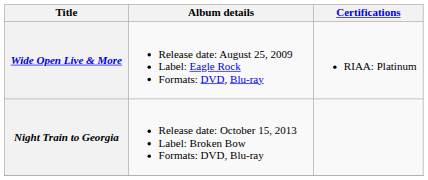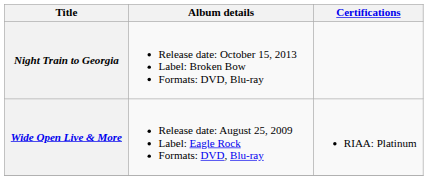rows swapped: (66, 60) <-> (66, 137)
